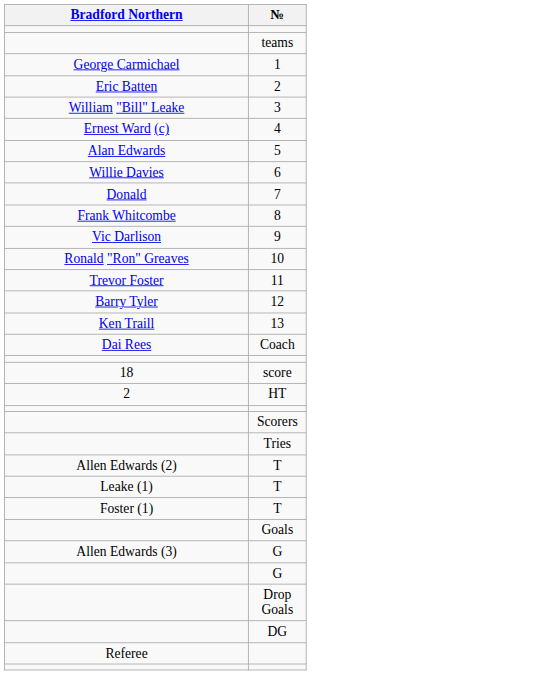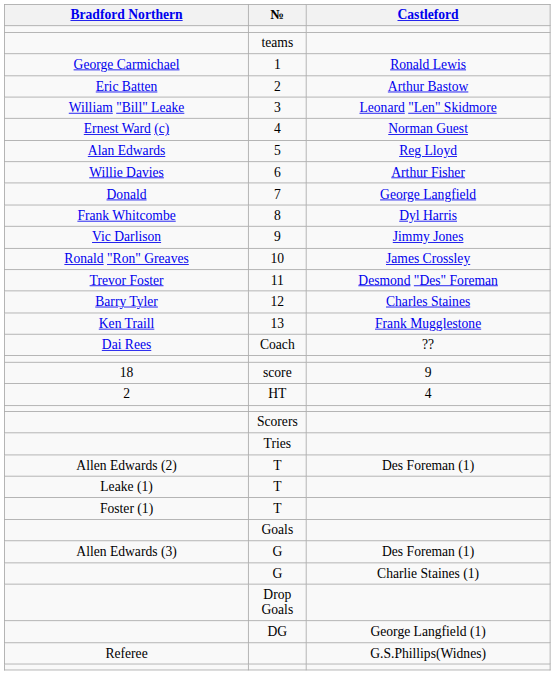+ column: (428, 15)
